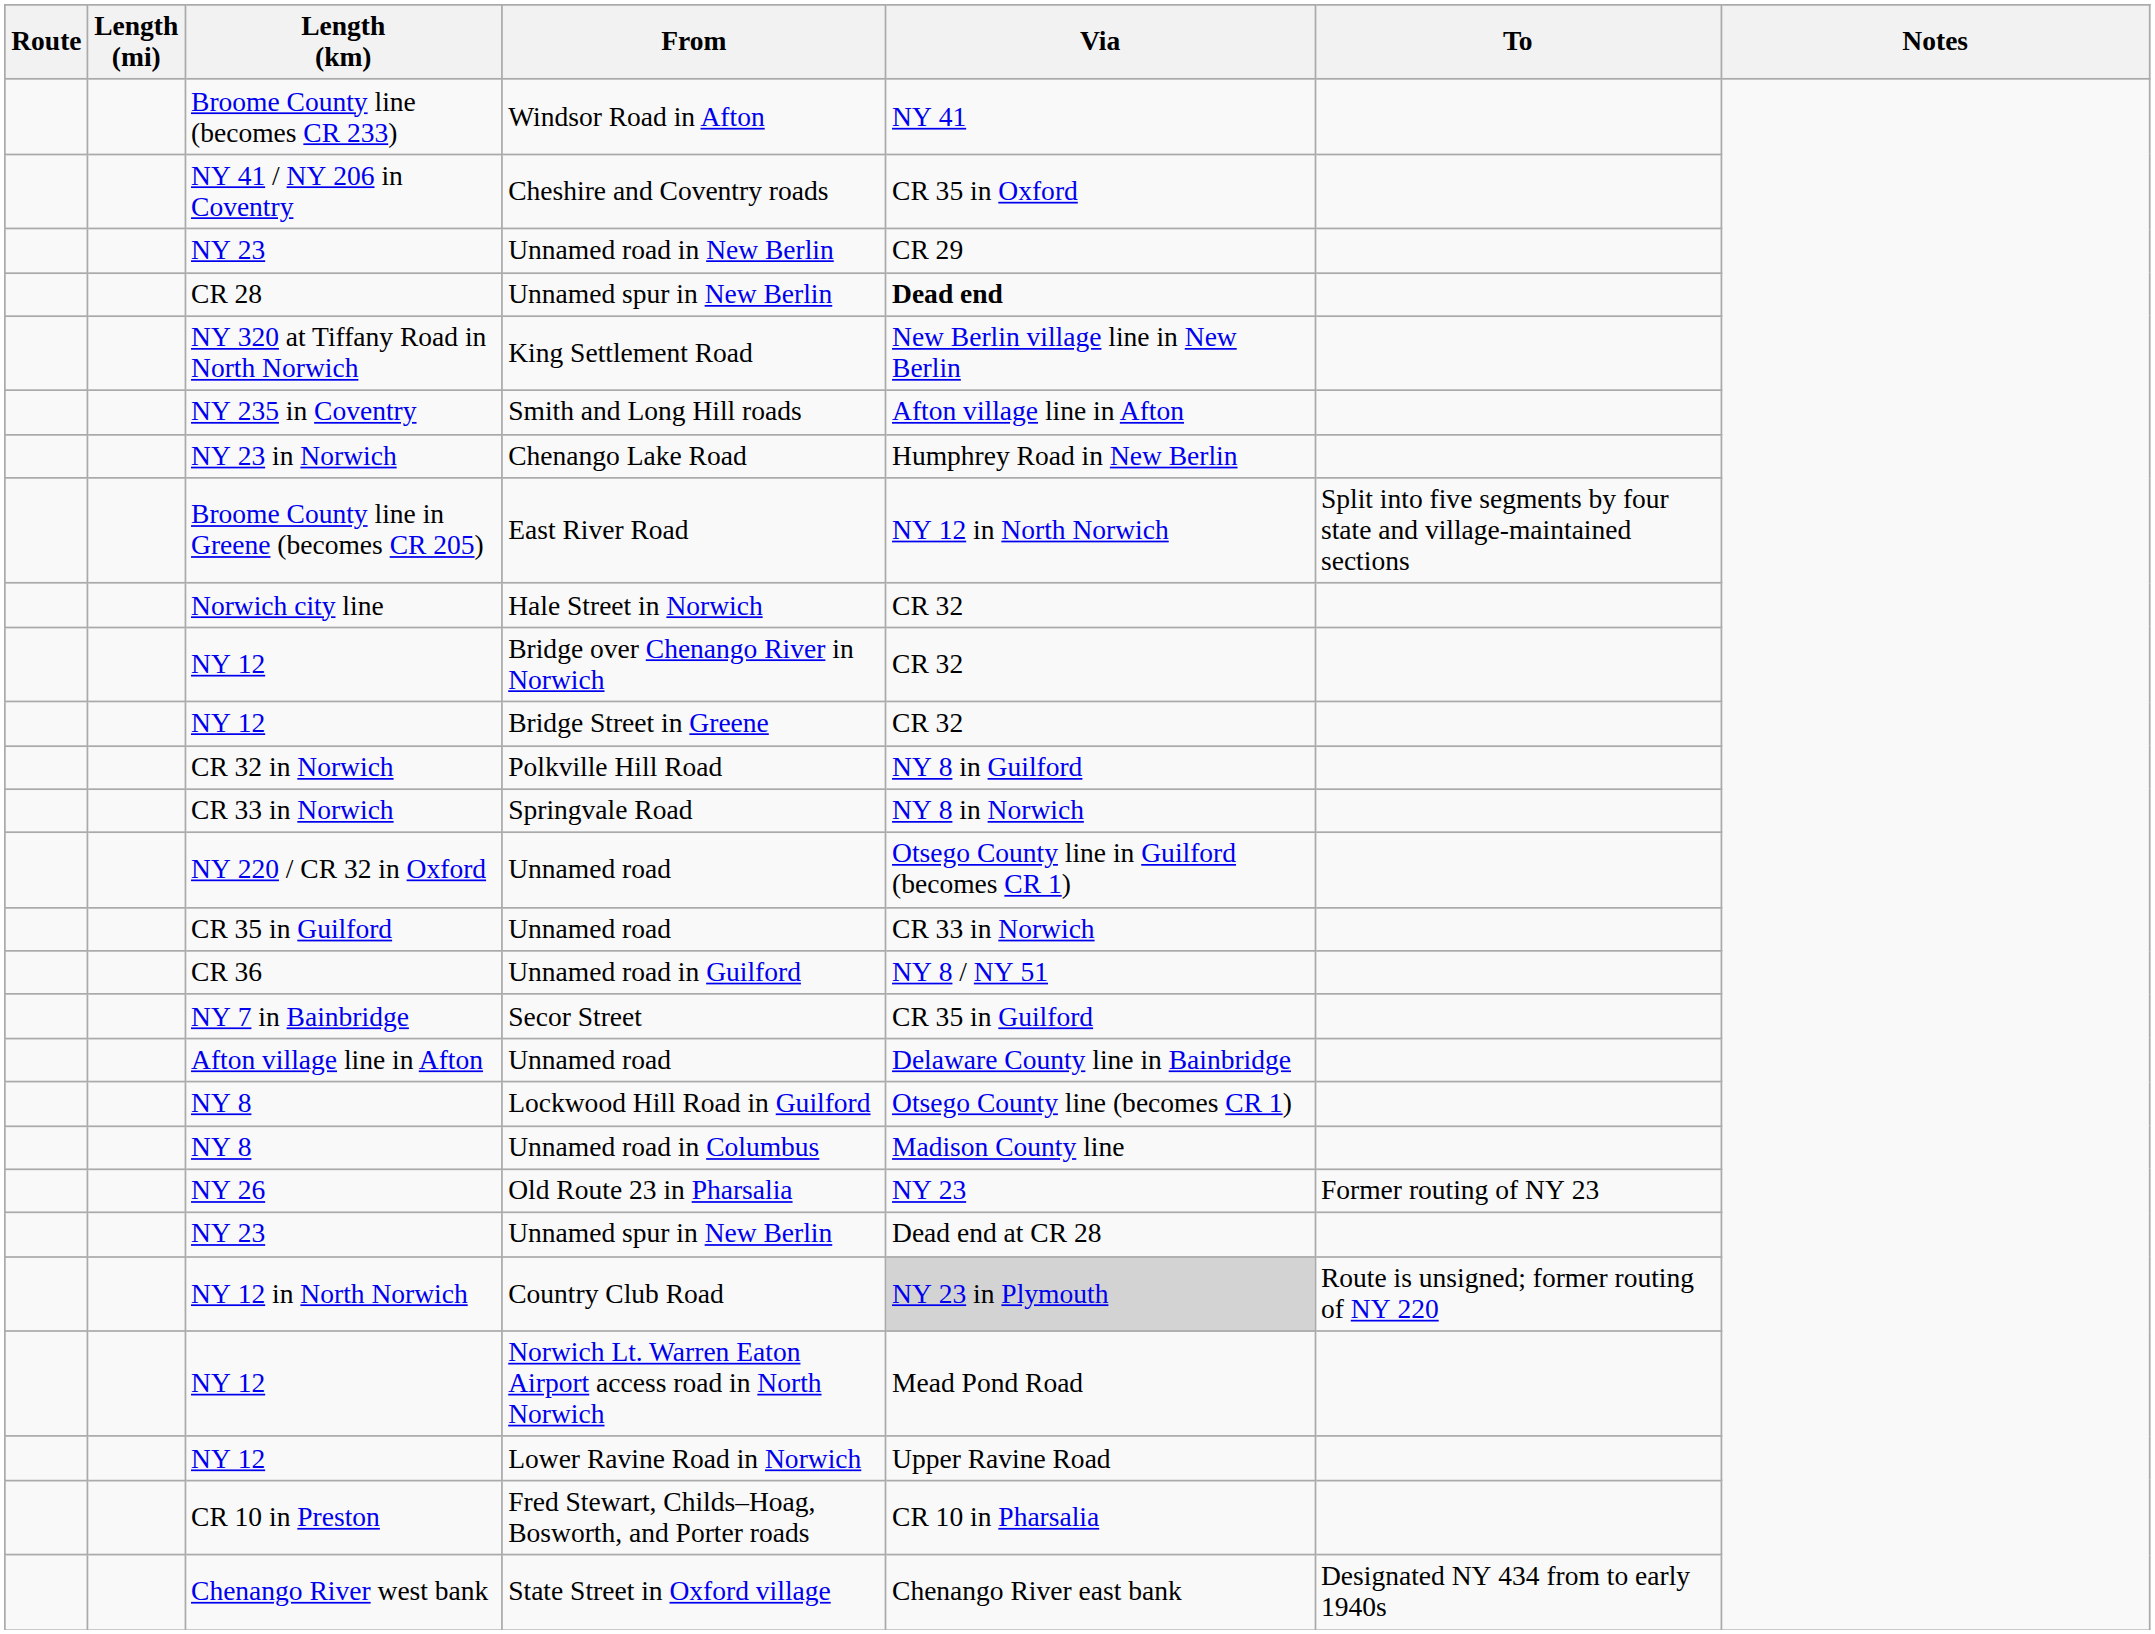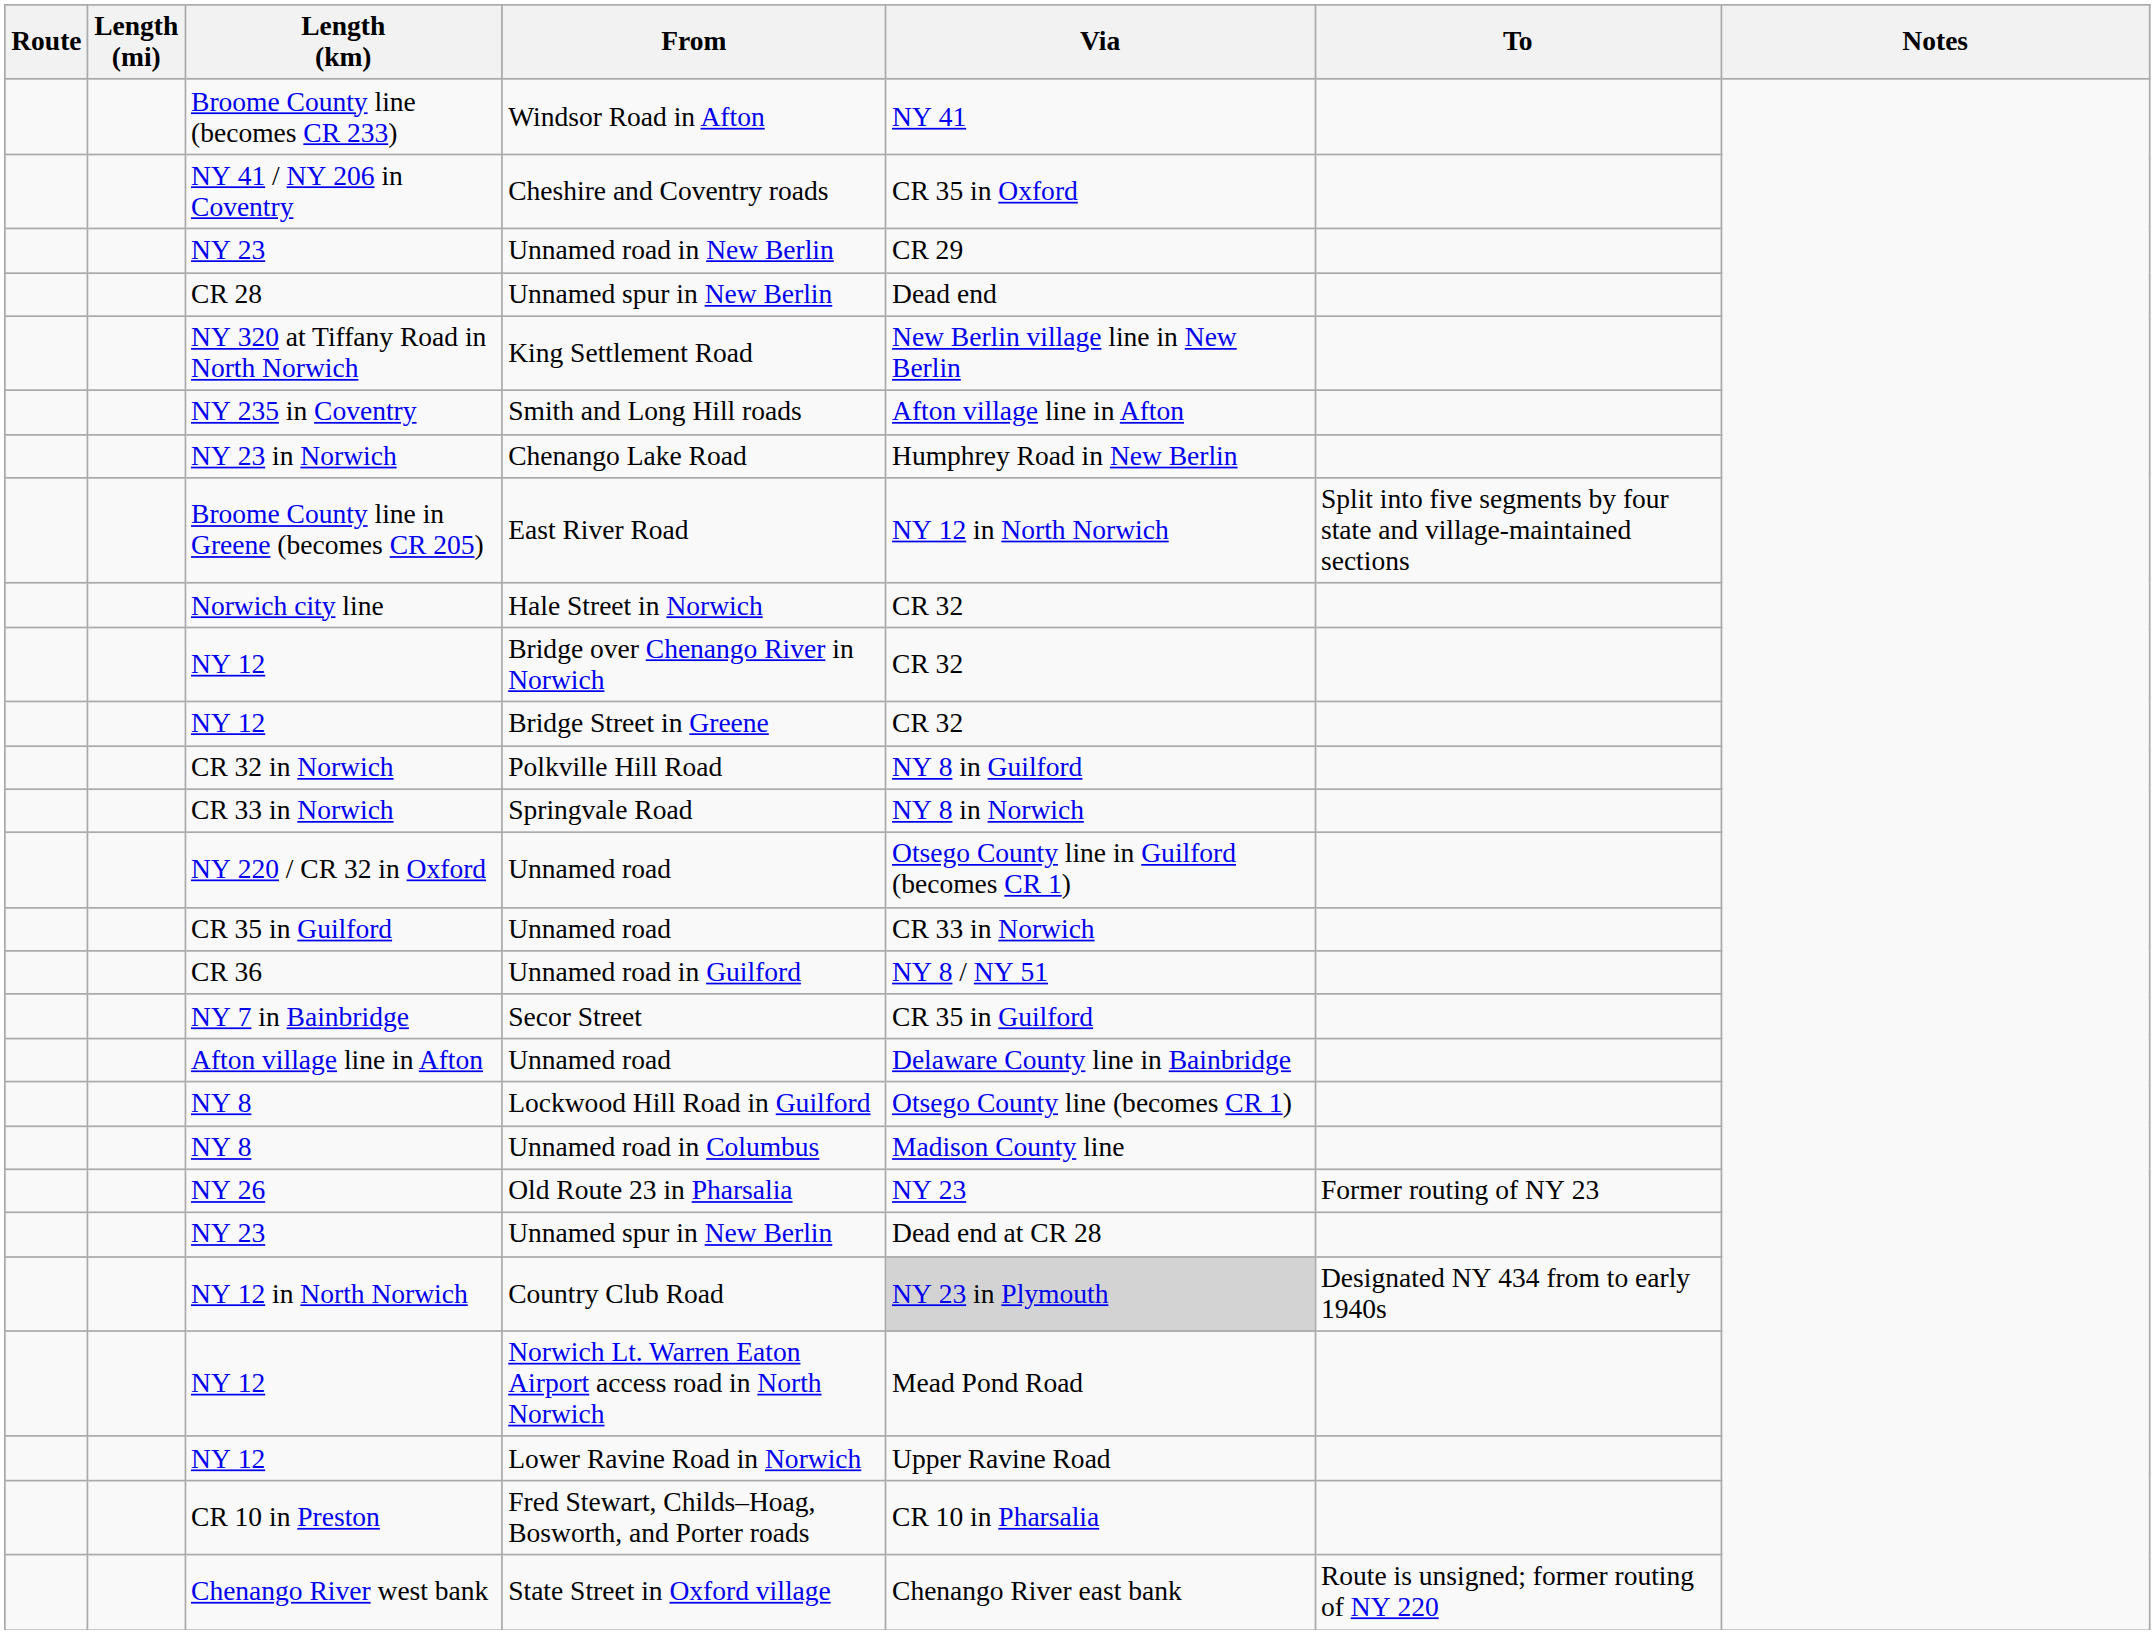(947, 293) bold -> (944, 293) normal
(1507, 1293) Route is unsigned; former routing of NY 220 -> (1506, 1293) Designated NY 434 from to early 1940s
(1506, 1591) Designated NY 434 from to early 1940s -> (1507, 1591) Route is unsigned; former routing of NY 220
